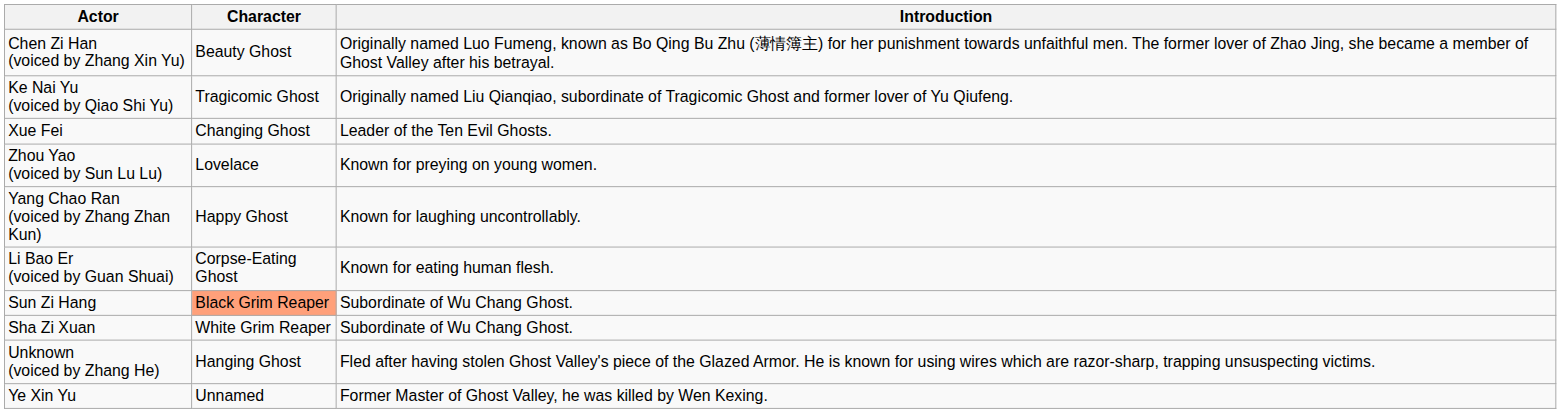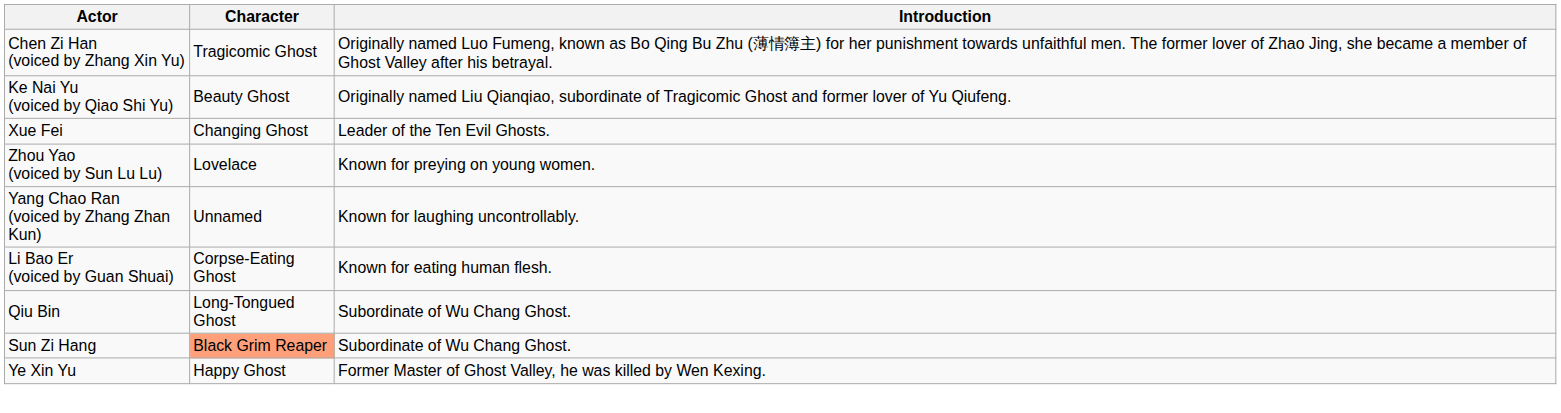(243, 52) Beauty Ghost -> (255, 52) Tragicomic Ghost
(257, 97) Tragicomic Ghost -> (241, 97) Beauty Ghost
(242, 216) Happy Ghost -> (228, 216) Unnamed
+ row: (34, 311)
- row: (52, 327)
- row: (84, 361)
(230, 395) Unnamed -> (240, 370) Happy Ghost
